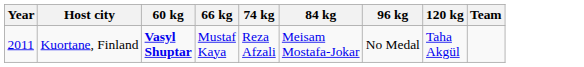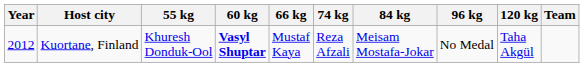+ column: (179, 15)
(21, 44) 2011 -> (21, 44) 2012
